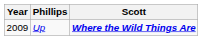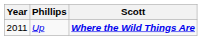(17, 27) 2009 -> (17, 27) 2011
